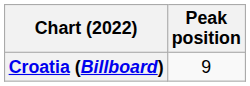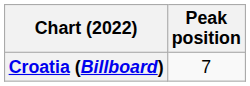(206, 66) 9 -> (206, 66) 7
